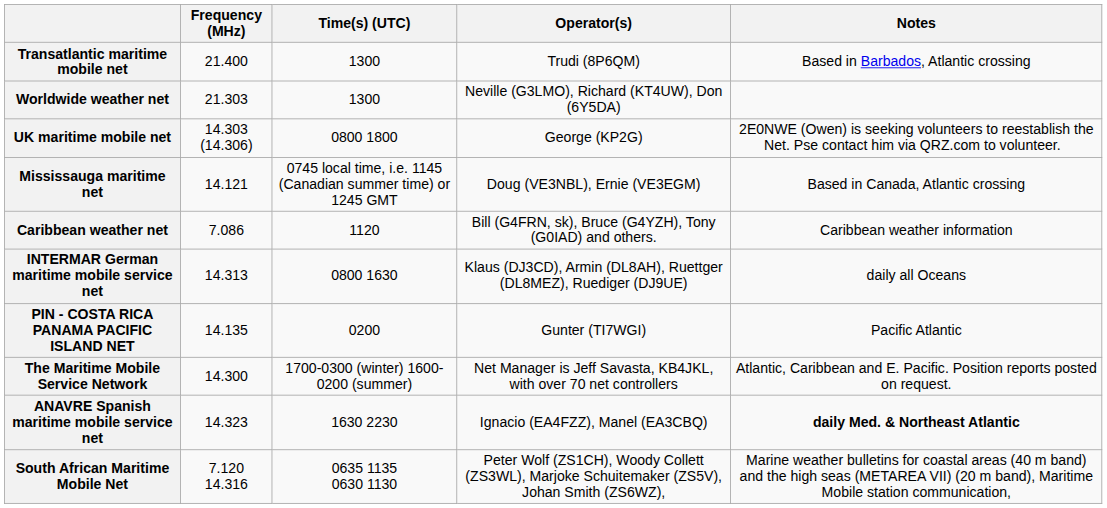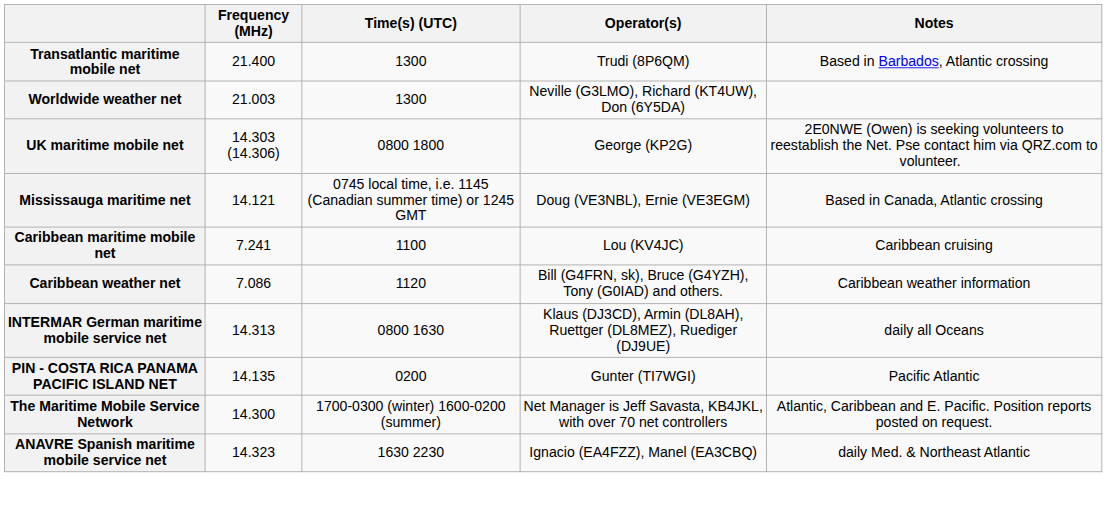(226, 99) 21.303 -> (254, 99) 21.003
+ row: (105, 246)
(916, 422) bold -> (934, 452) normal
- row: (92, 476)
